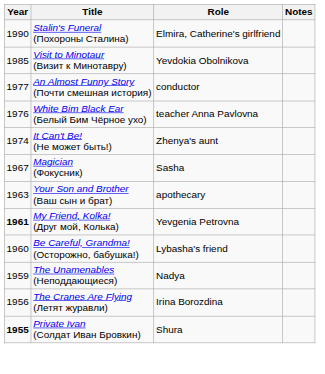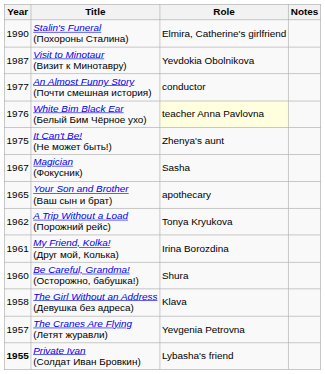(18, 60) 1985 -> (18, 60) 1987
(207, 114) no background -> (213, 114) lightyellow background
(18, 141) 1974 -> (18, 141) 1975
(18, 195) 1963 -> (18, 195) 1965
+ row: (81, 221)
(18, 221) bold -> (18, 248) normal
(198, 221) Yevgenia Petrovna -> (195, 248) Irina Borozdina
(192, 248) Lybasha's friend -> (175, 275) Shura
- row: (75, 275)
+ row: (95, 302)
(18, 302) 1956 -> (18, 329) 1957
(189, 302) Irina Borozdina -> (203, 329) Yevgenia Petrovna
(169, 329) Shura -> (198, 356) Lybasha's friend
